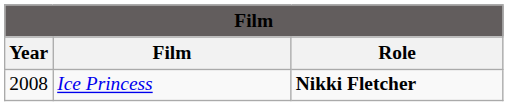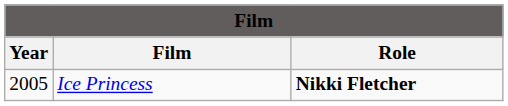(29, 85) 2008 -> (29, 85) 2005
